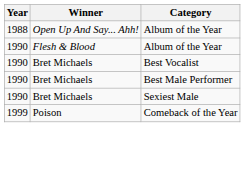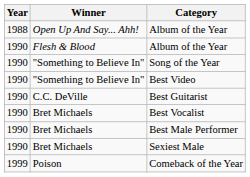+ row: (89, 63)
+ row: (89, 79)
+ row: (60, 96)
